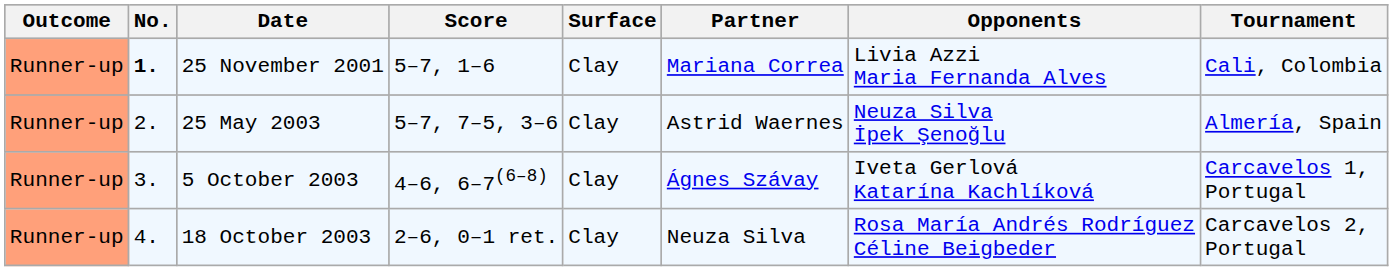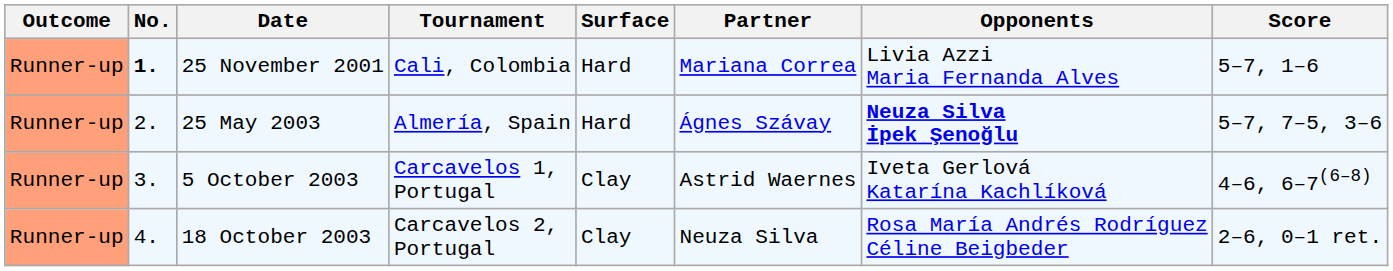columns swapped: (1294, 21) <-> (476, 21)
(594, 66) Clay -> (606, 66) Hard
(594, 123) Clay -> (606, 123) Hard
(755, 123) Astrid Waernes -> (755, 123) Ágnes Szávay
(930, 123) normal -> (942, 123) bold
(743, 180) Ágnes Szávay -> (768, 180) Astrid Waernes
